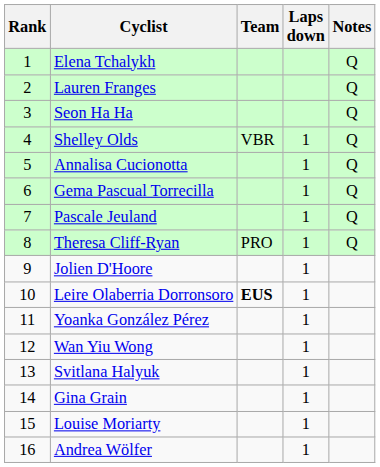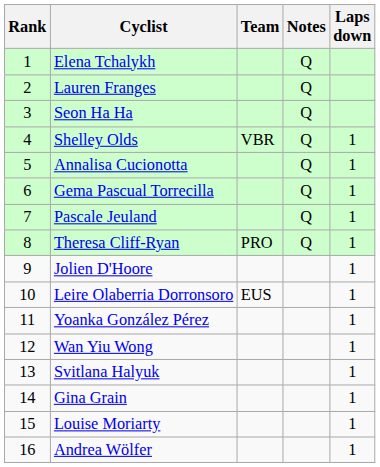columns swapped: (306, 26) <-> (352, 26)
(257, 294) bold -> (256, 294) normal
